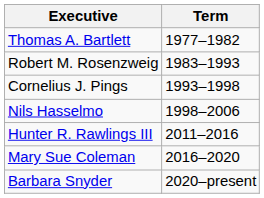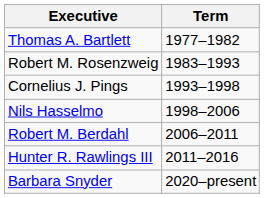+ row: (68, 134)
- row: (72, 157)
